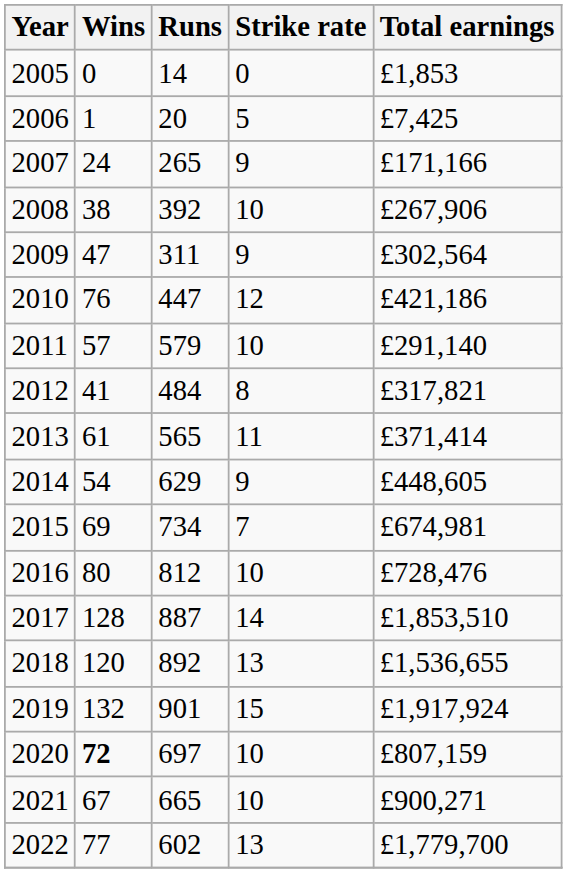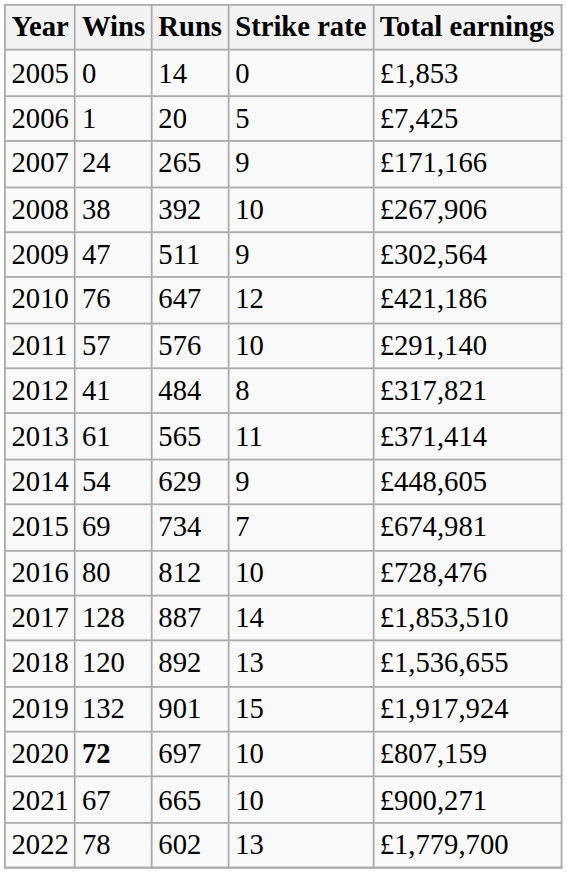(179, 254) 311 -> (179, 254) 511
(180, 299) 447 -> (180, 299) 647
(180, 345) 579 -> (180, 345) 576
(96, 844) 77 -> (96, 844) 78
